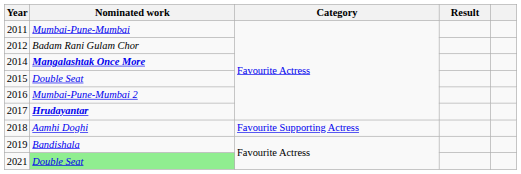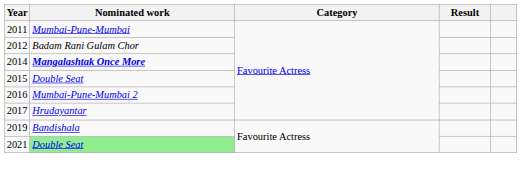(60, 111) bold -> (59, 111) normal
- row: (17, 128)
